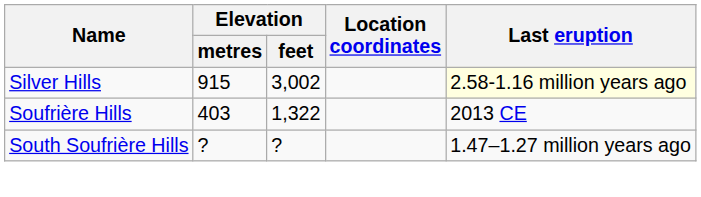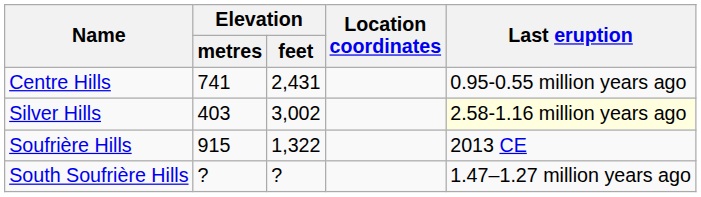+ row: (60, 82)
(214, 82) 915 -> (214, 113) 403
(214, 113) 403 -> (214, 144) 915
